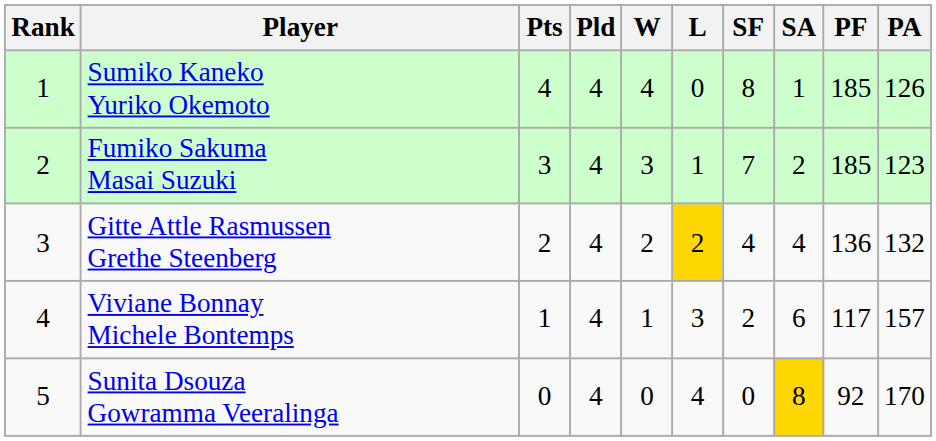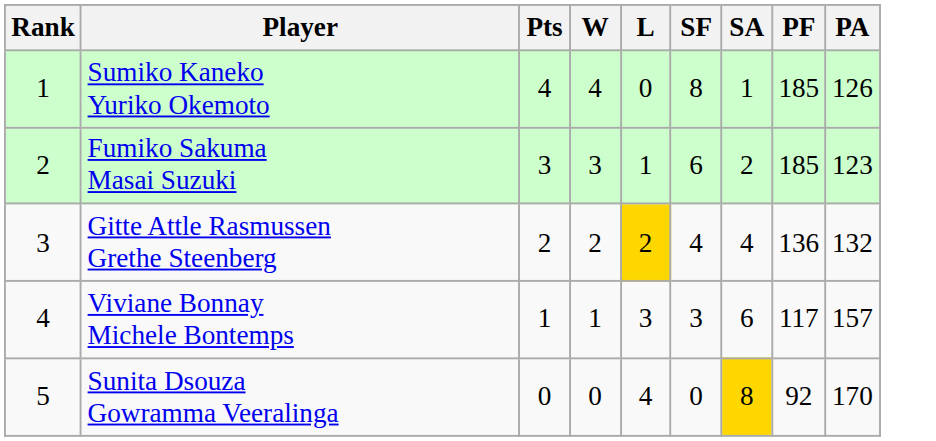- column: (596, 27)
(748, 165) 7 -> (696, 165) 6
(748, 319) 2 -> (696, 319) 3
